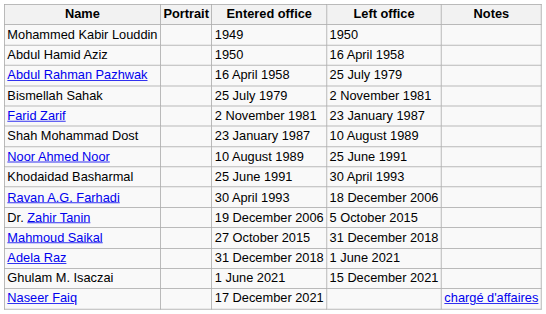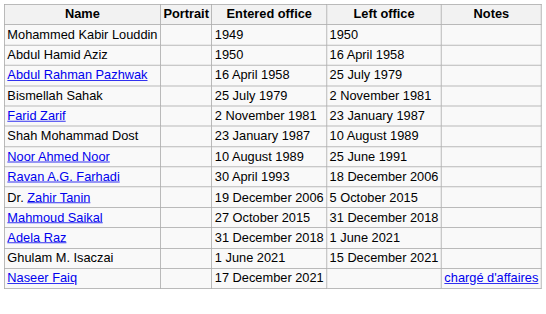- row: (70, 177)
